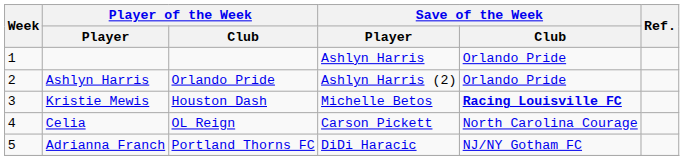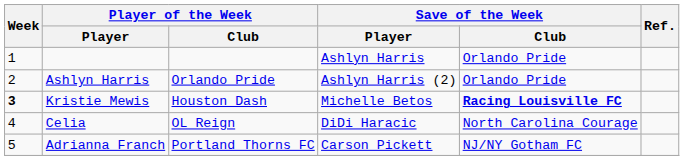(12, 102) normal -> (12, 102) bold
(377, 123) Carson Pickett -> (369, 123) DiDi Haracic
(369, 145) DiDi Haracic -> (377, 145) Carson Pickett
